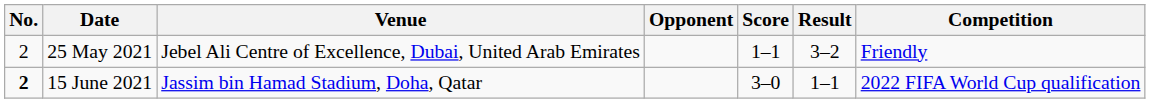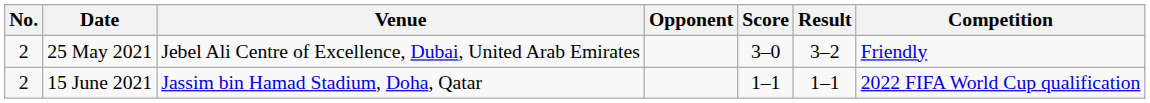(766, 51) 1–1 -> (766, 51) 3–0
(24, 82) bold -> (24, 82) normal
(766, 82) 3–0 -> (766, 82) 1–1
